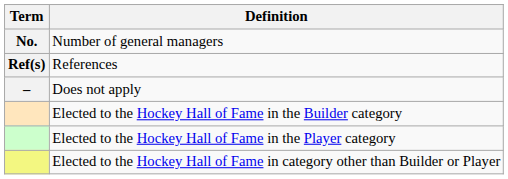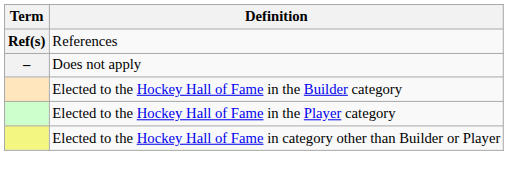- row: (138, 41)
